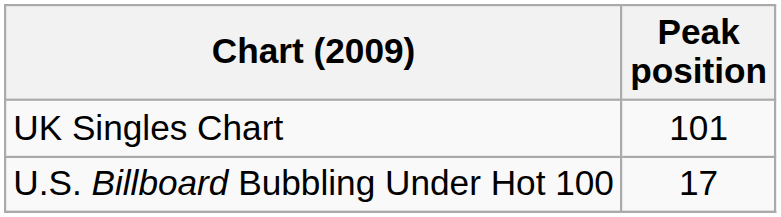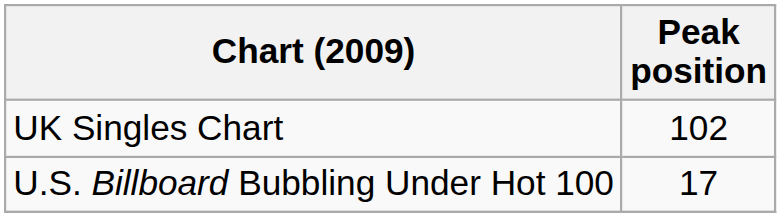(699, 127) 101 -> (699, 127) 102
